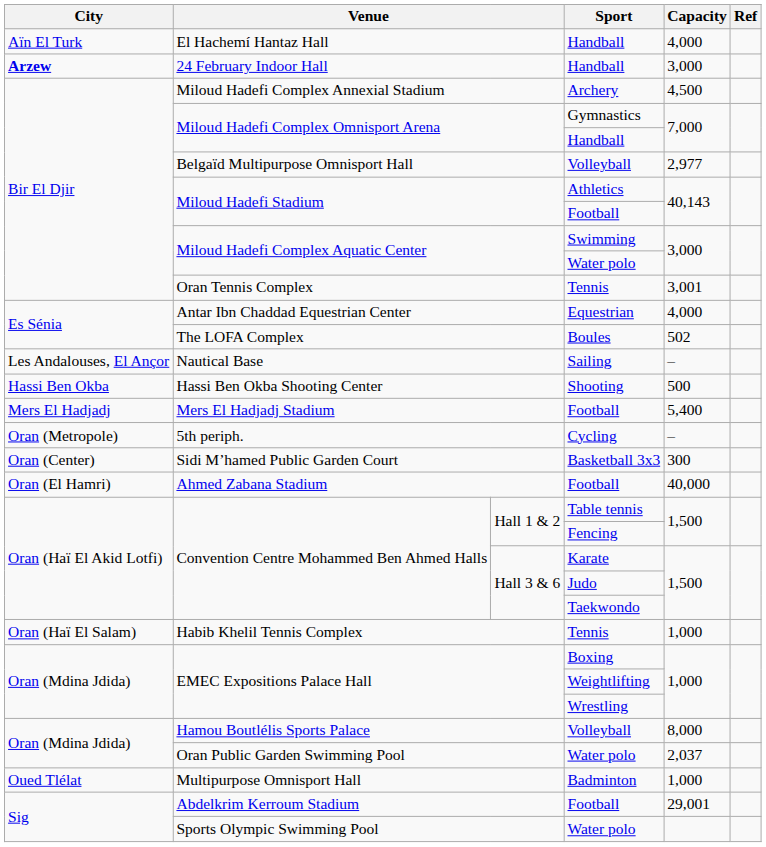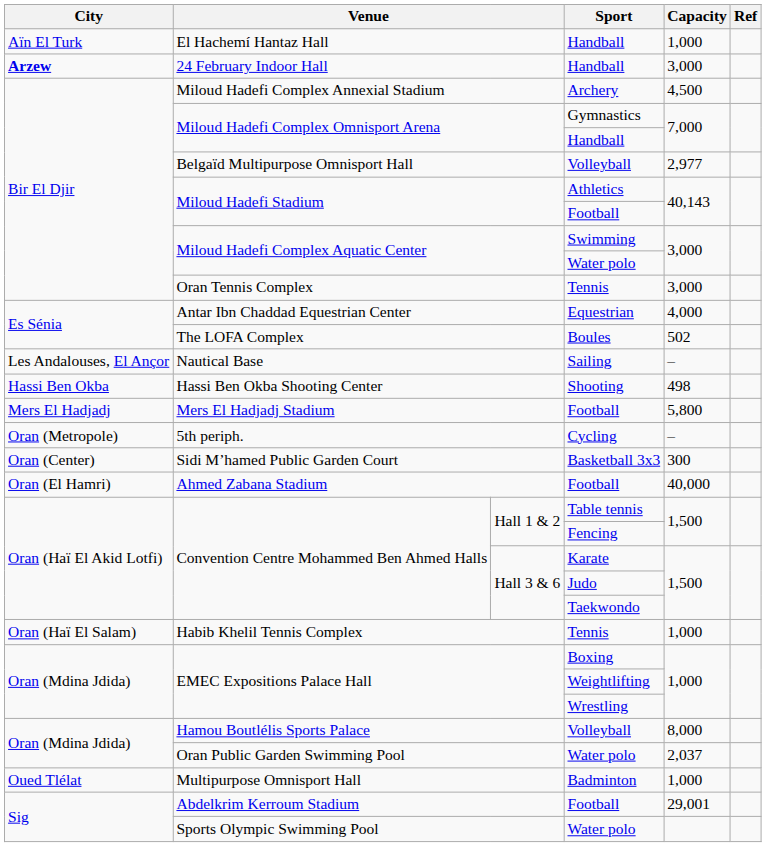(685, 41) 4,000 -> (685, 41) 1,000
(685, 287) 3,001 -> (685, 287) 3,000
(679, 386) 500 -> (679, 386) 498
(685, 410) 5,400 -> (685, 410) 5,800
